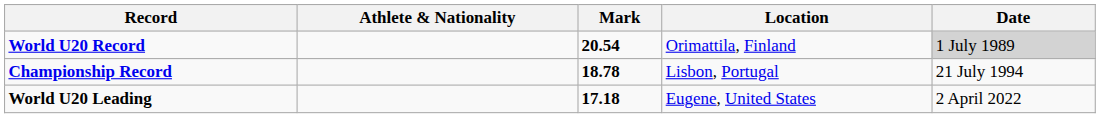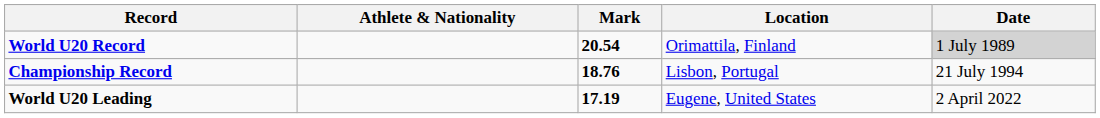(601, 71) 18.78 -> (601, 71) 18.76
(601, 98) 17.18 -> (601, 98) 17.19
